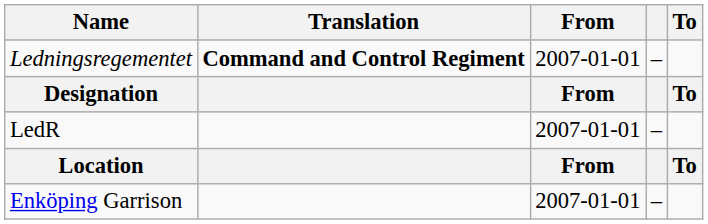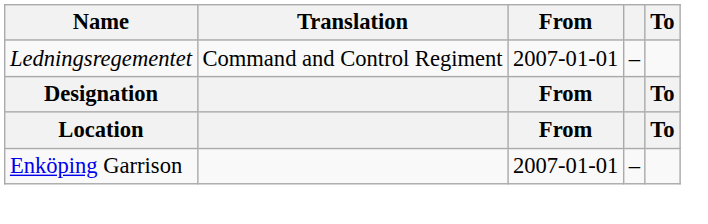(364, 58) bold -> (352, 58) normal
- row: (35, 129)
